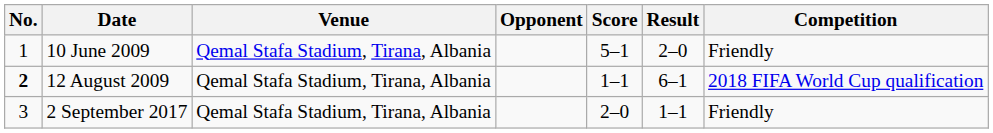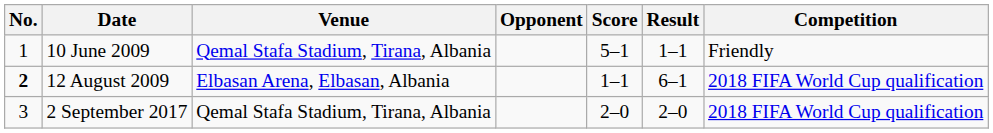(673, 50) 2–0 -> (673, 50) 1–1
(344, 81) Qemal Stafa Stadium, Tirana, Albania -> (323, 81) Elbasan Arena, Elbasan, Albania
(673, 111) 1–1 -> (673, 111) 2–0
(741, 111) Friendly -> (846, 111) 2018 FIFA World Cup qualification
